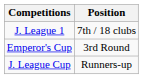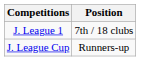- row: (39, 47)
